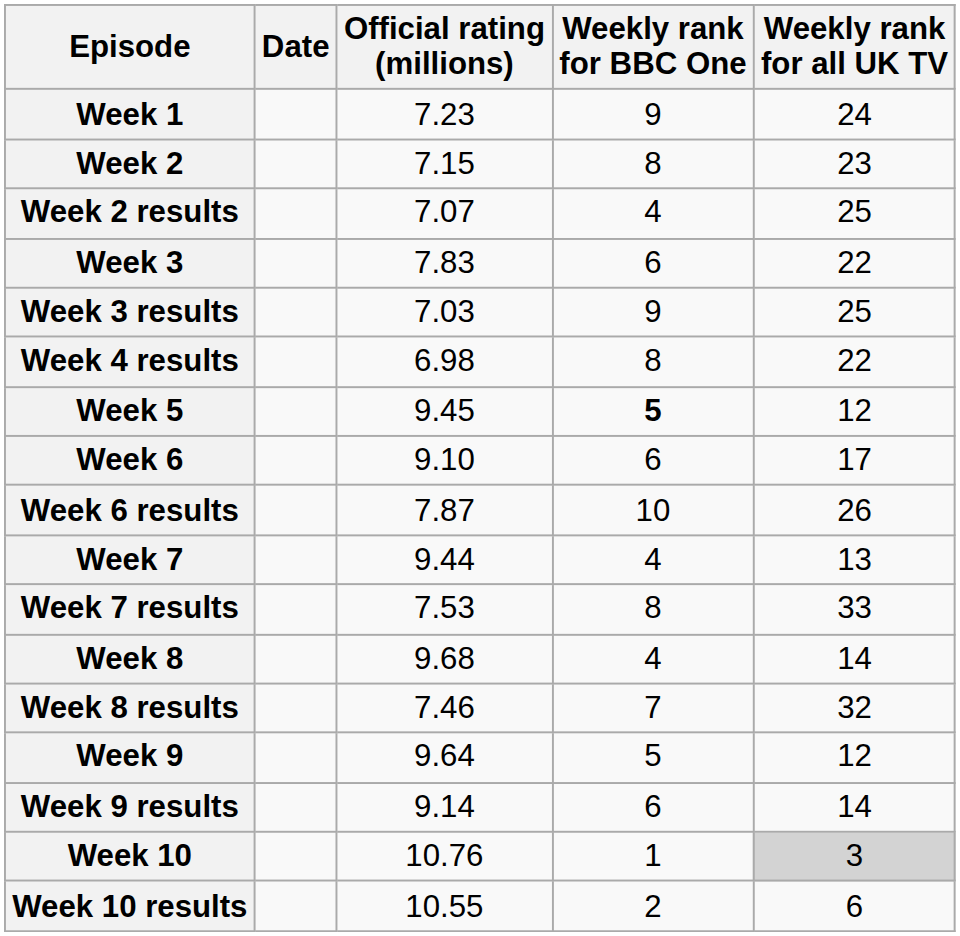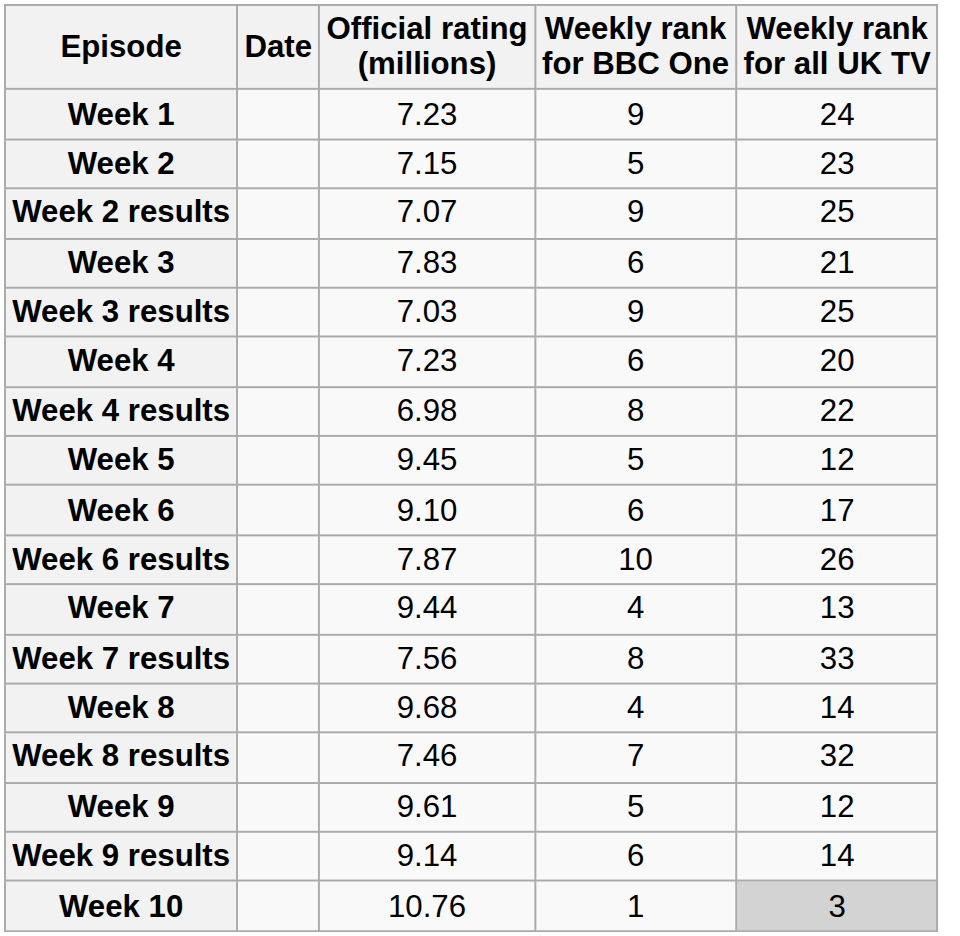(653, 163) 8 -> (636, 163) 5
(653, 212) 4 -> (636, 212) 9
(855, 262) 22 -> (837, 262) 21
+ row: (121, 361)
(653, 410) bold -> (636, 460) normal
(444, 608) 7.53 -> (427, 658) 7.56
(444, 757) 9.64 -> (427, 806) 9.61
- row: (130, 905)
